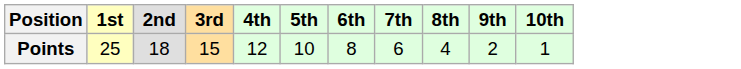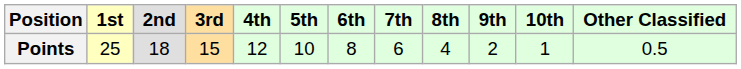+ column: (655, 19)
